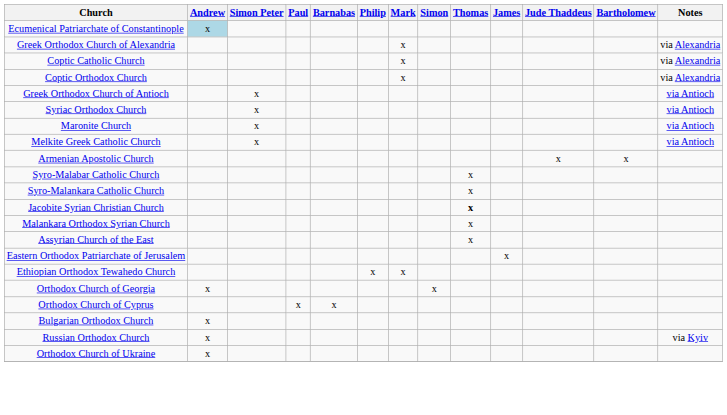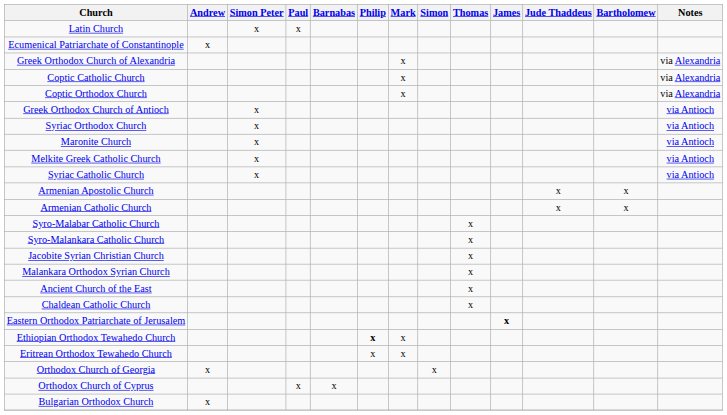+ row: (96, 28)
(208, 28) lightblue background -> (208, 45) no background
+ row: (96, 175)
+ row: (96, 207)
(471, 207) bold -> (471, 256) normal
- row: (96, 239)
+ row: (96, 288)
+ row: (96, 304)
(507, 256) normal -> (507, 321) bold
(373, 272) normal -> (373, 337) bold
+ row: (96, 353)
- row: (96, 337)
- row: (96, 353)
